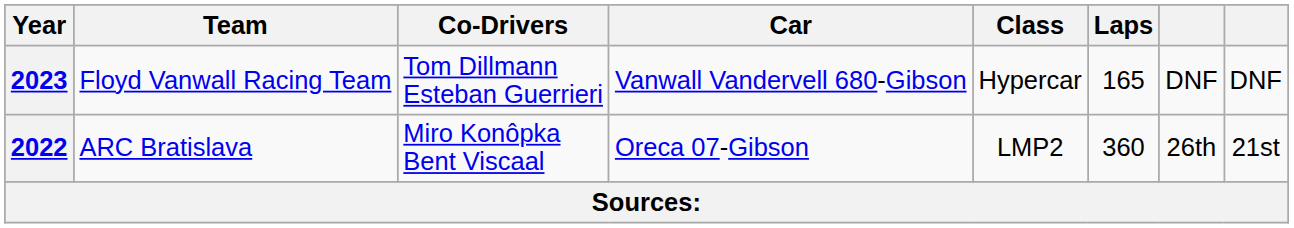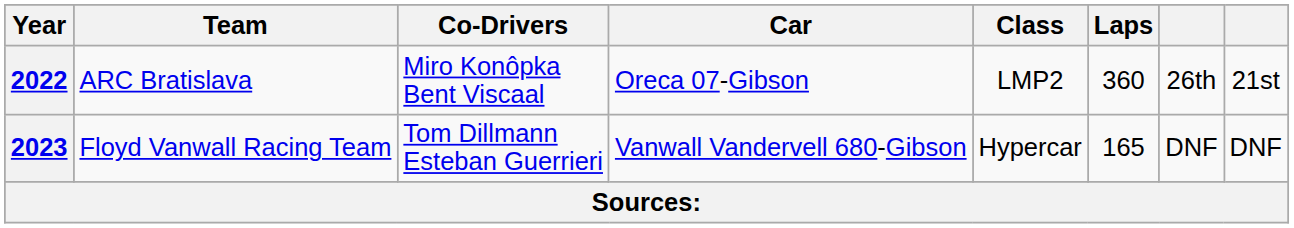rows swapped: (39, 148) <-> (39, 80)
